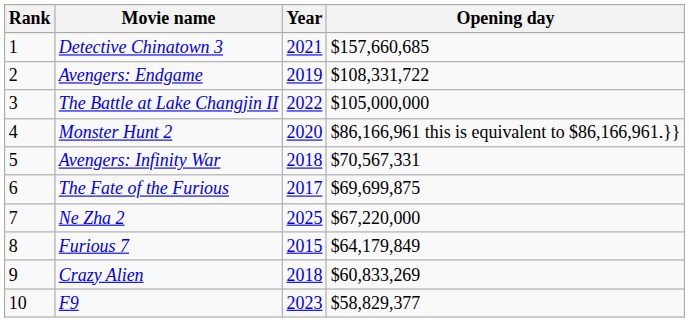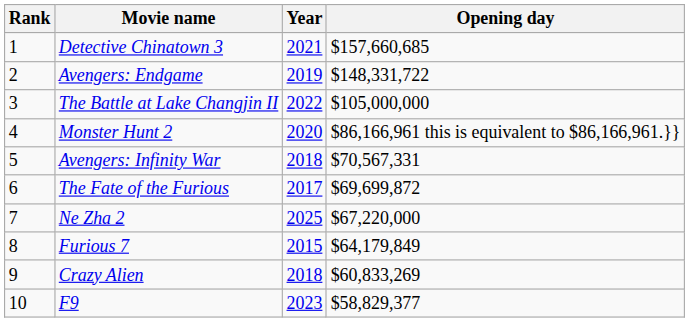(380, 75) $108,331,722 -> (380, 75) $148,331,722
(375, 189) $69,699,875 -> (375, 189) $69,699,872
